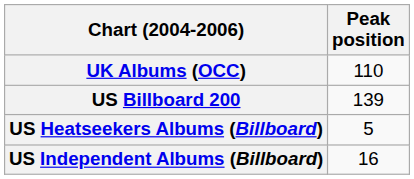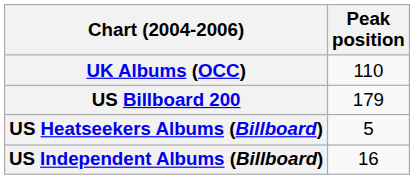(368, 99) 139 -> (368, 99) 179
